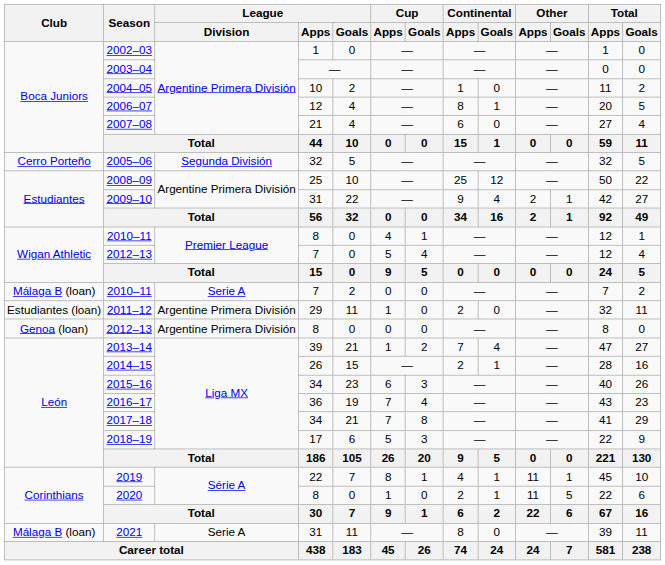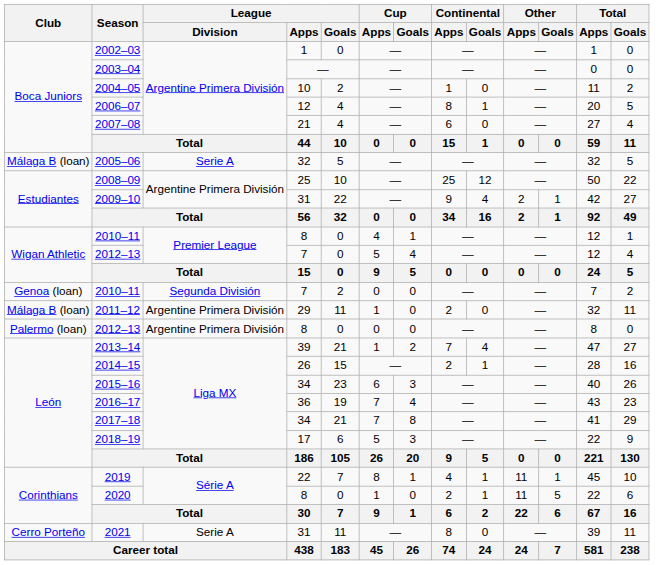(54, 161) Cerro Porteño -> (48, 161) Málaga B (loan)
(227, 161) Segunda División -> (215, 161) Serie A
(54, 291) Málaga B (loan) -> (48, 291) Genoa (loan)
(227, 291) Serie A -> (215, 291) Segunda División
(54, 310) Estudiantes (loan) -> (48, 310) Málaga B (loan)
(54, 328) Genoa (loan) -> (48, 328) Palermo (loan)
(54, 532) Málaga B (loan) -> (48, 532) Cerro Porteño
